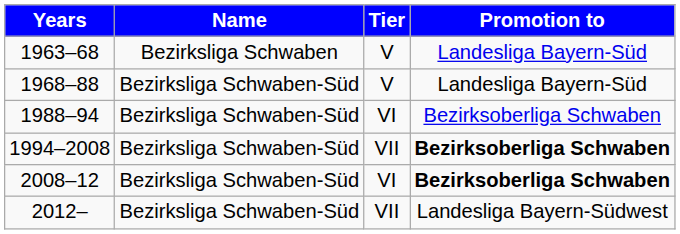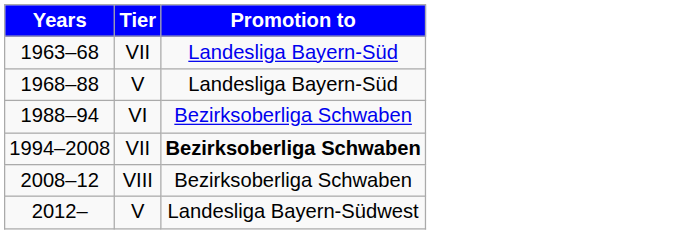- column: (239, 20)
(387, 52) V -> (138, 52) VII
(387, 180) VI -> (138, 180) VIII
(542, 180) bold -> (293, 180) normal
(387, 212) VII -> (138, 212) V
